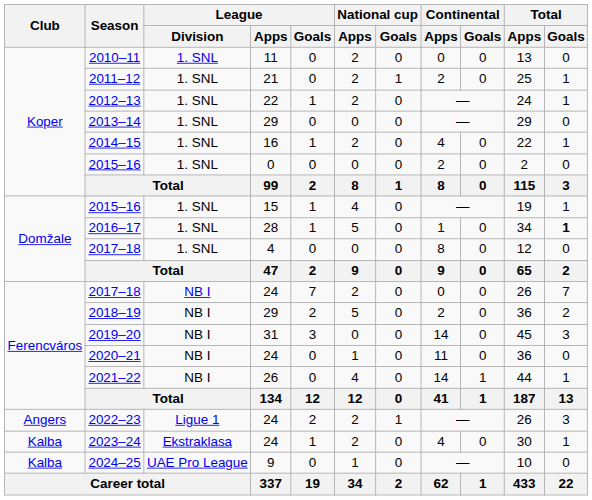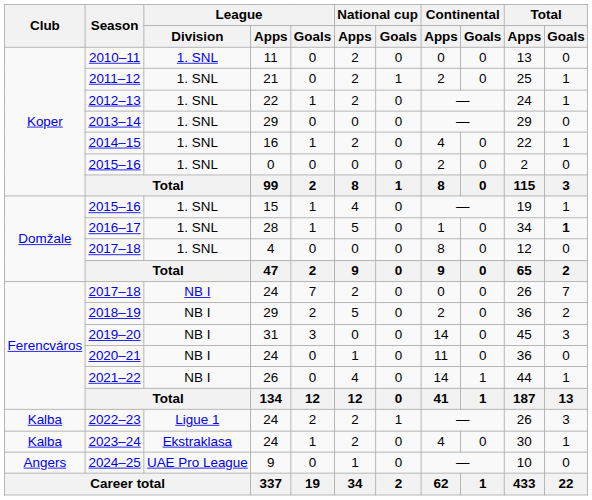(45, 420) Angers -> (45, 420) Kalba
(45, 462) Kalba -> (45, 462) Angers
